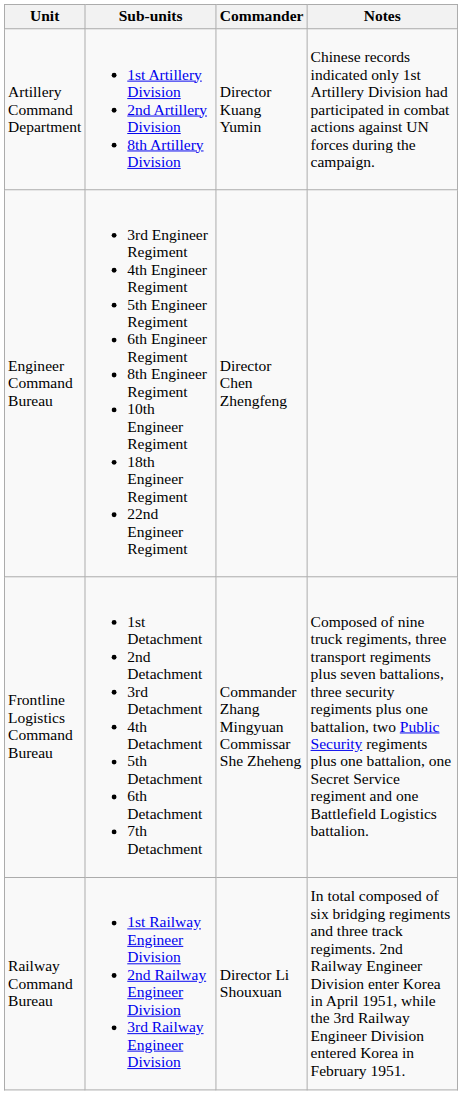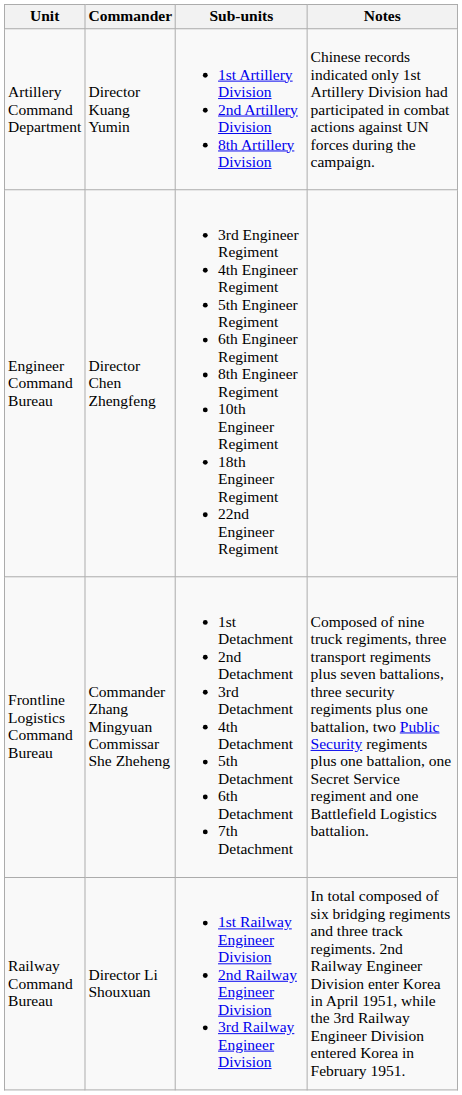columns swapped: (262, 16) <-> (151, 16)
